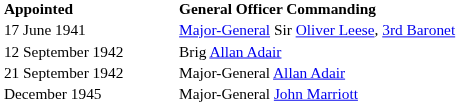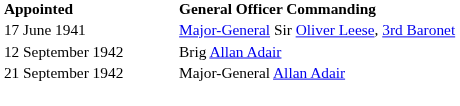- row: (53, 94)
